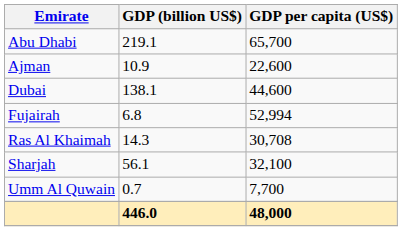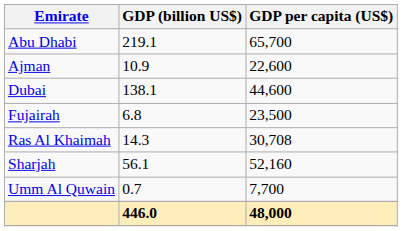(270, 115) 52,994 -> (270, 115) 23,500
(270, 164) 32,100 -> (270, 164) 52,160
